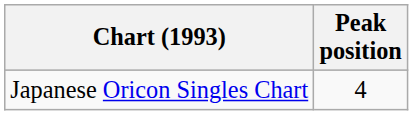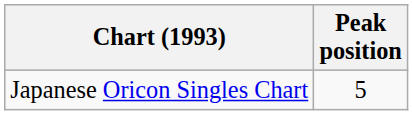(361, 89) 4 -> (361, 89) 5
